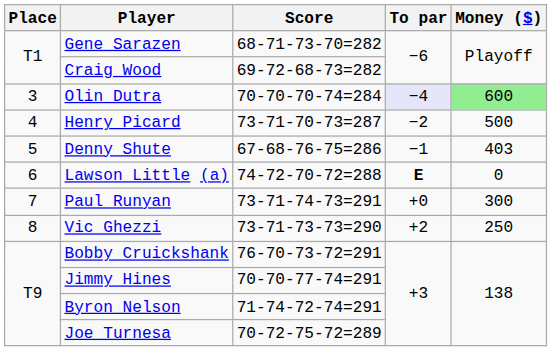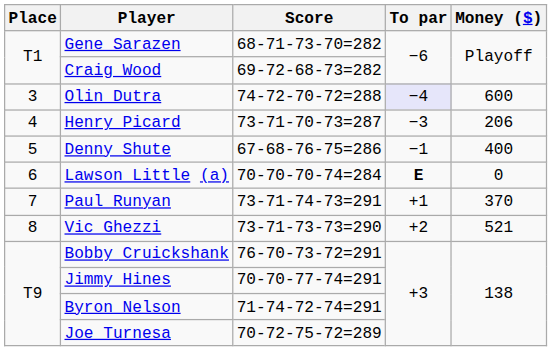(309, 97) 70-70-70-74=284 -> (309, 97) 74-72-70-72=288
(499, 97) lightgreen background -> (499, 97) no background
(418, 123) −2 -> (418, 123) −3
(499, 123) 500 -> (499, 123) 206
(499, 149) 403 -> (499, 149) 400
(309, 175) 74-72-70-72=288 -> (309, 175) 70-70-70-74=284
(418, 202) +0 -> (418, 202) +1
(499, 202) 300 -> (499, 202) 370
(499, 228) 250 -> (499, 228) 521
